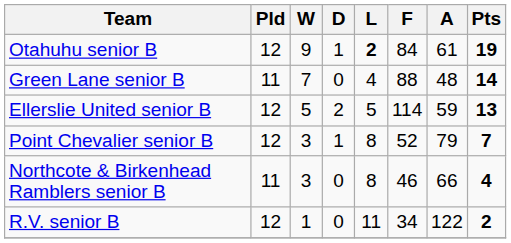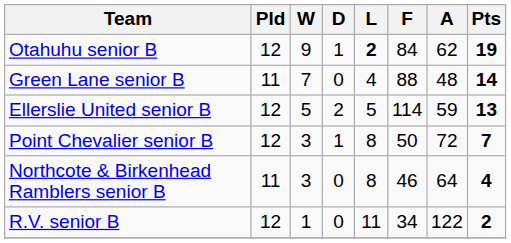(447, 49) 61 -> (447, 49) 62
(407, 140) 52 -> (407, 140) 50
(447, 140) 79 -> (447, 140) 72
(447, 181) 66 -> (447, 181) 64
